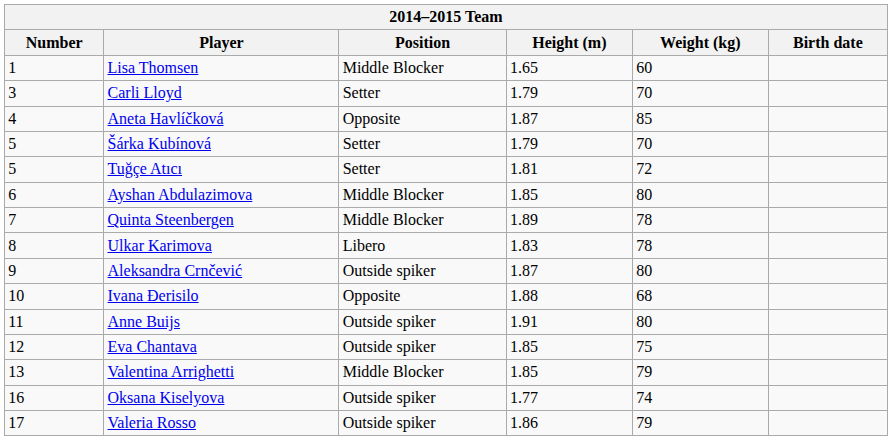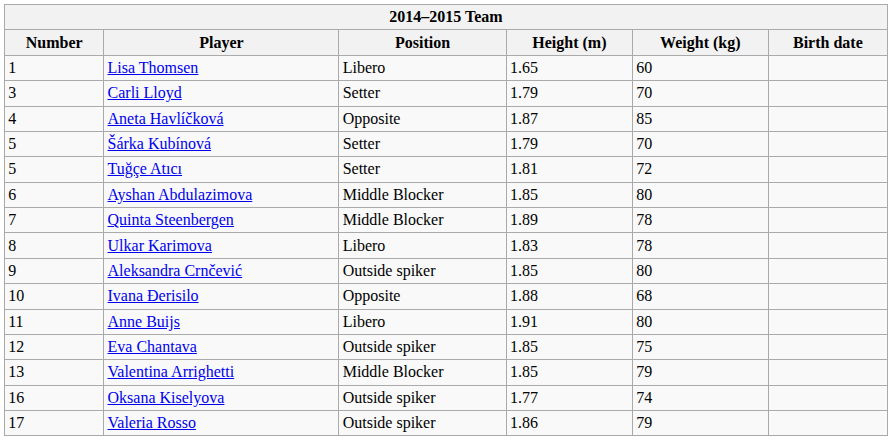(393, 67) Middle Blocker -> (364, 67) Libero
(524, 270) 1.87 -> (524, 270) 1.85
(389, 321) Outside spiker -> (364, 321) Libero
